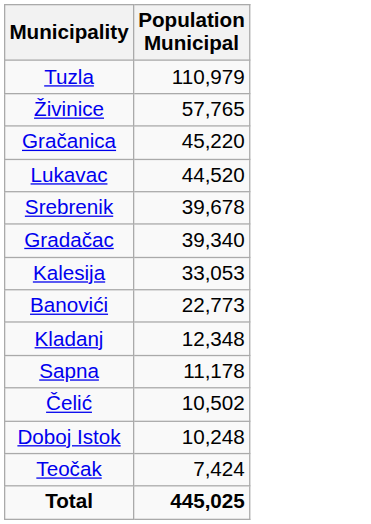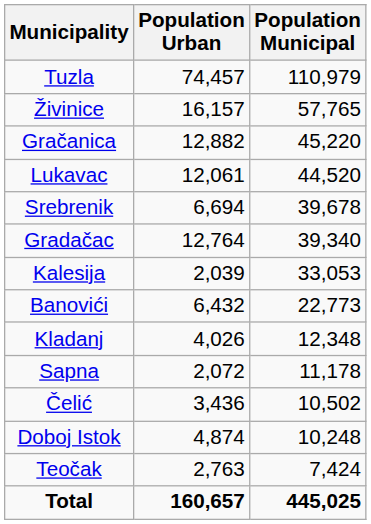+ column: (191, 32)
